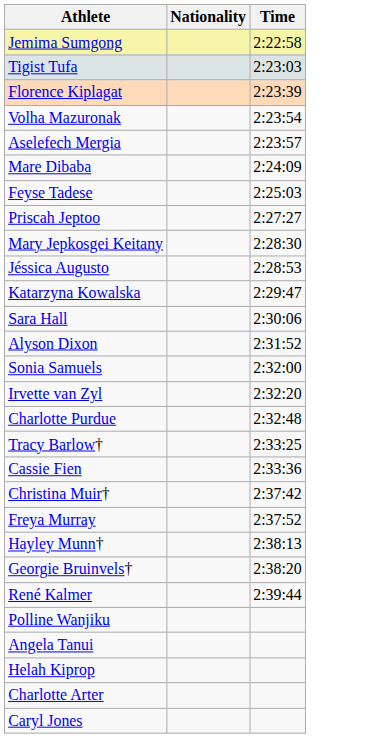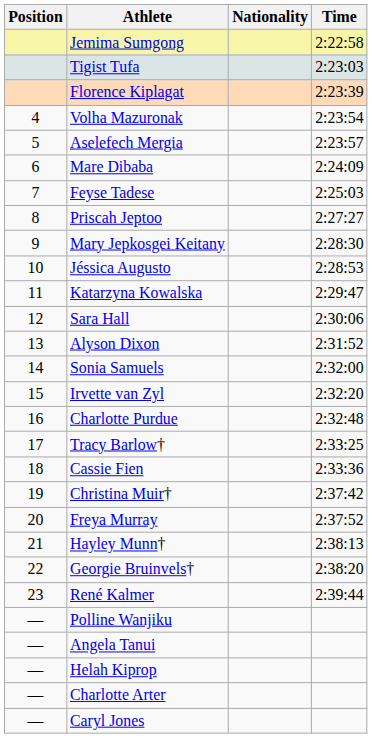+ column: (35, 17)
